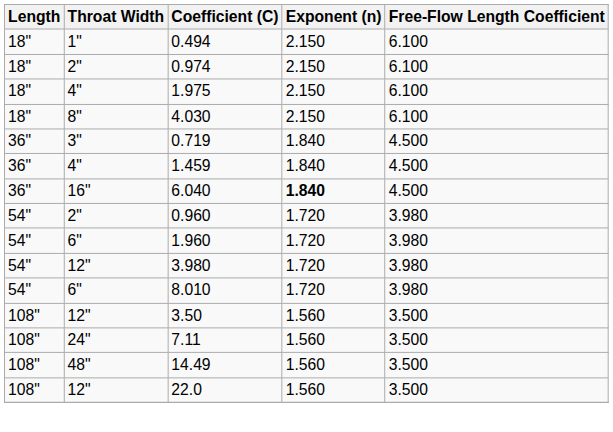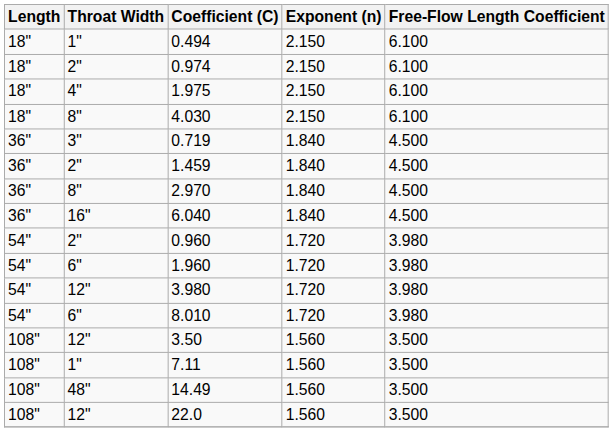(75, 166) 4" -> (75, 166) 2"
+ row: (191, 191)
(305, 191) bold -> (305, 215) normal
(79, 340) 24" -> (75, 365) 1"
